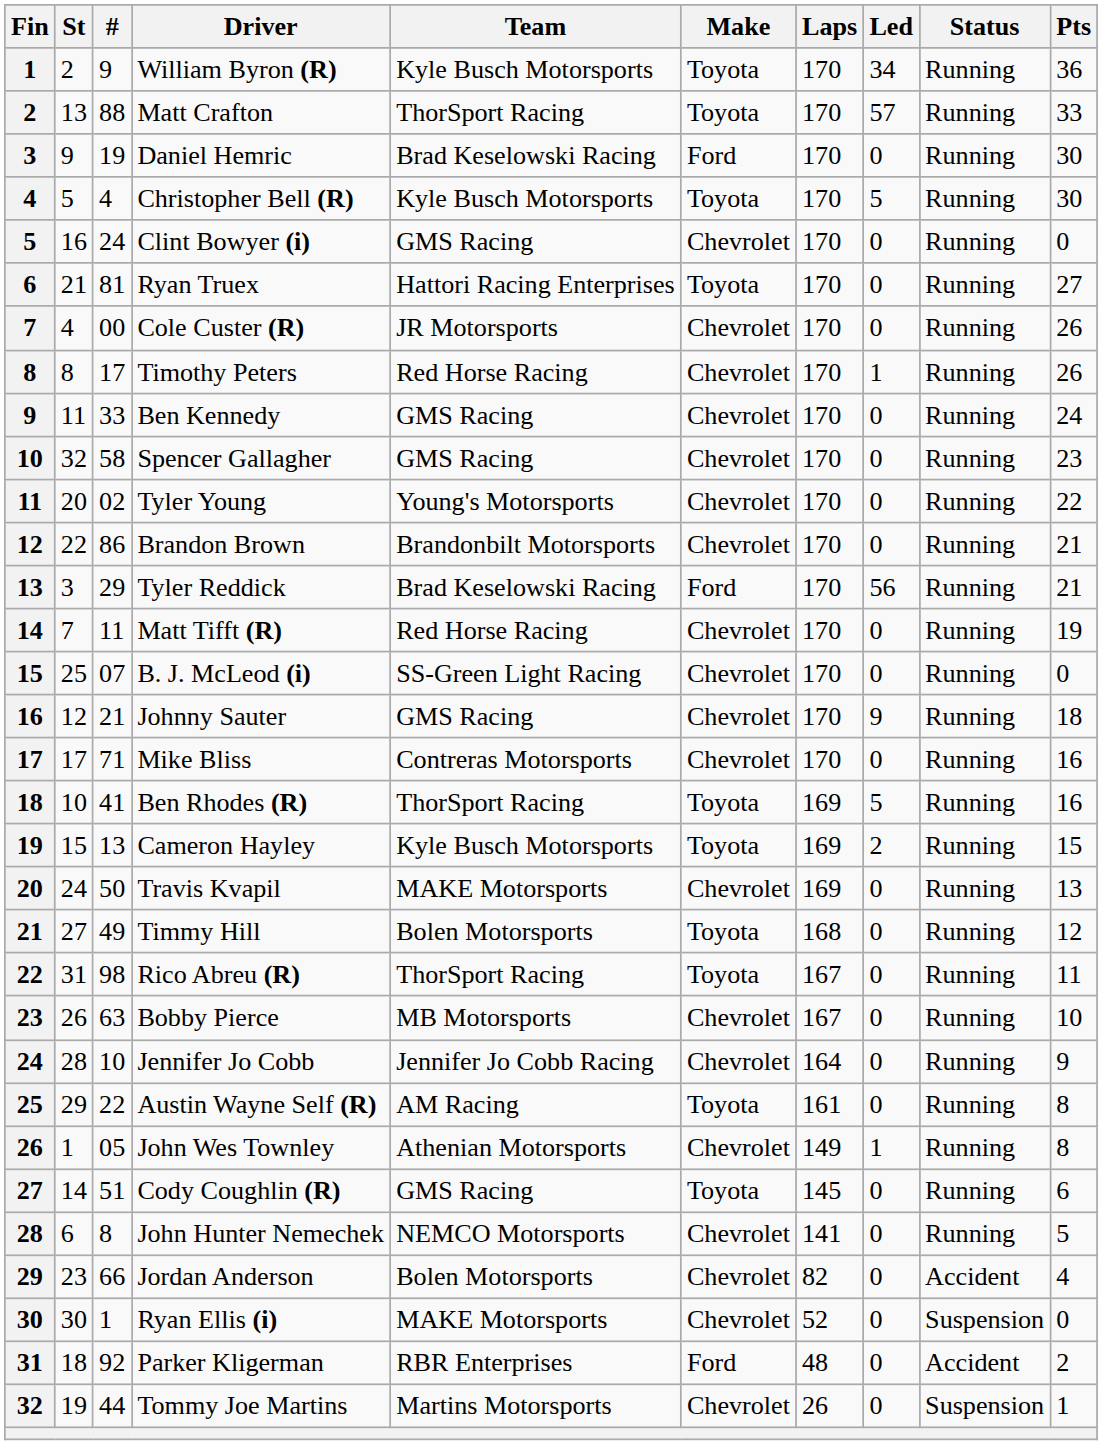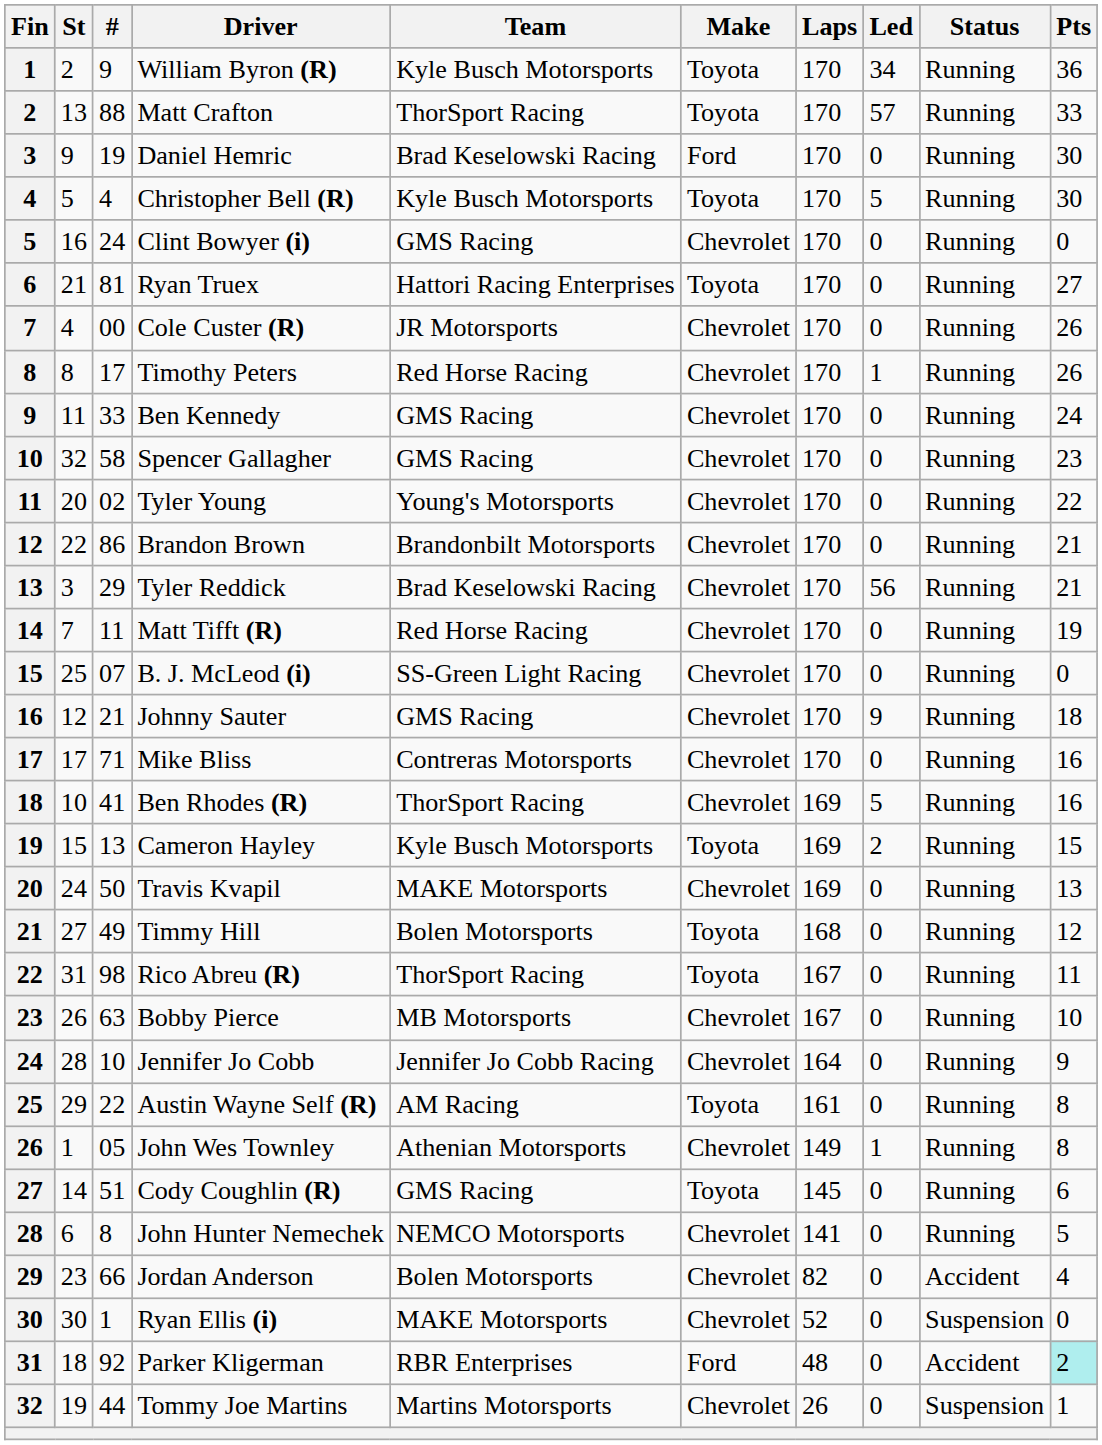(712, 586) Ford -> (738, 586) Chevrolet
(723, 802) Toyota -> (738, 802) Chevrolet
(1063, 1362) no background -> (1063, 1362) paleturquoise background
